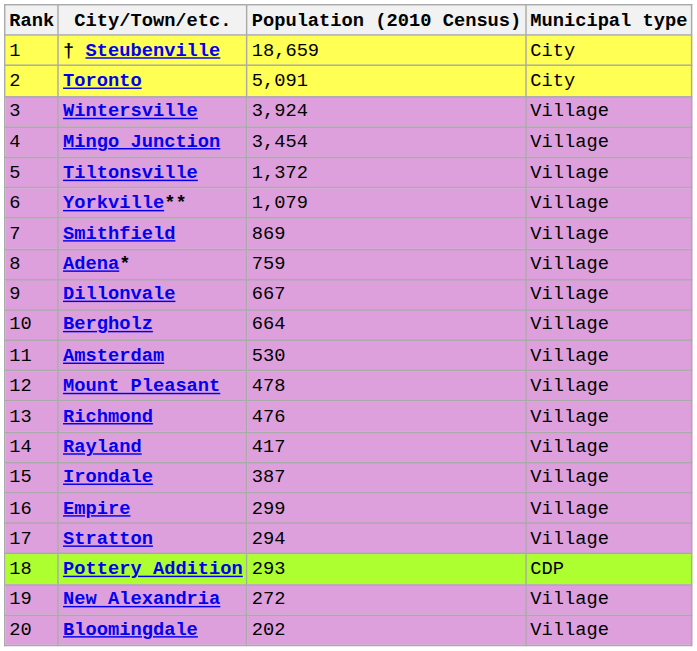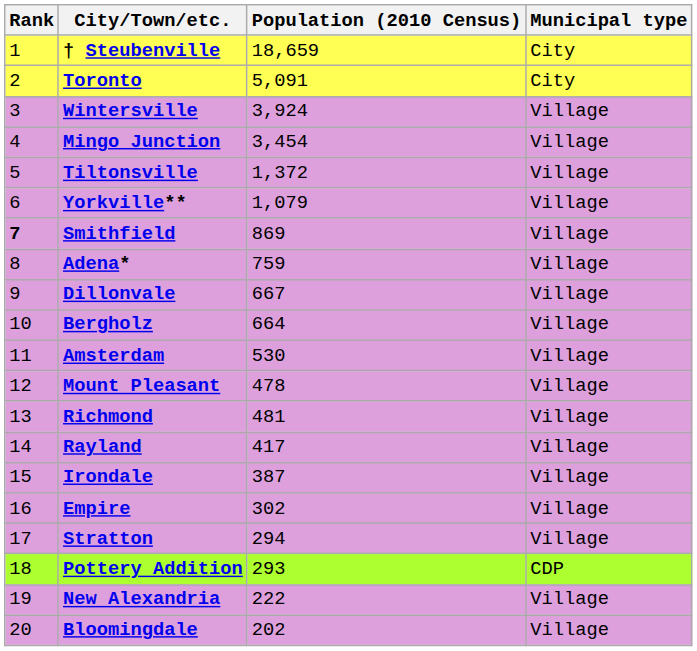(15, 234) normal -> (15, 234) bold
(269, 417) 476 -> (269, 417) 481
(269, 508) 299 -> (269, 508) 302
(269, 600) 272 -> (269, 600) 222
